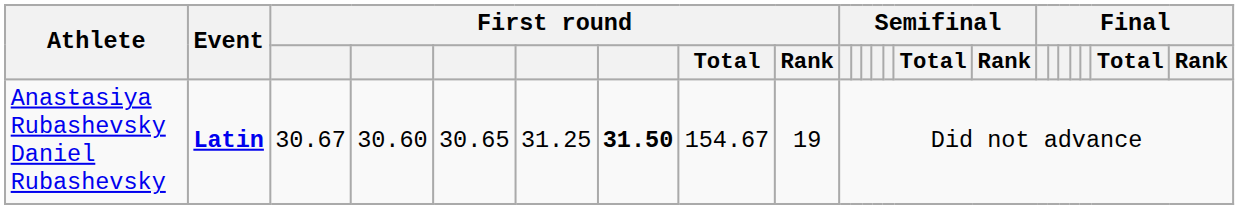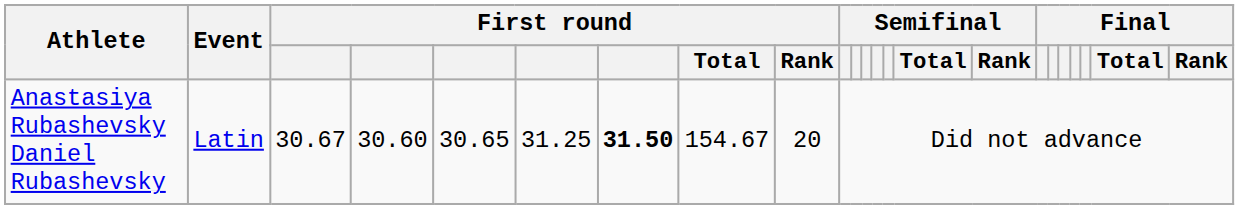(229, 141) bold -> (229, 141) normal
(807, 141) 19 -> (807, 141) 20
